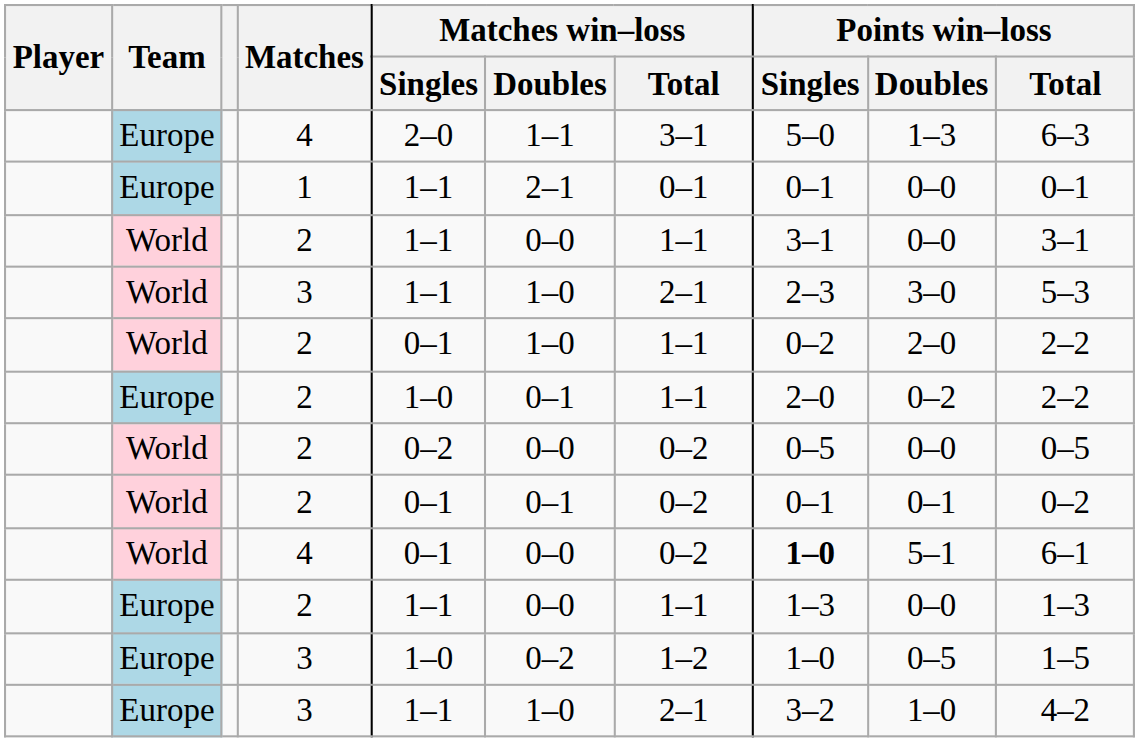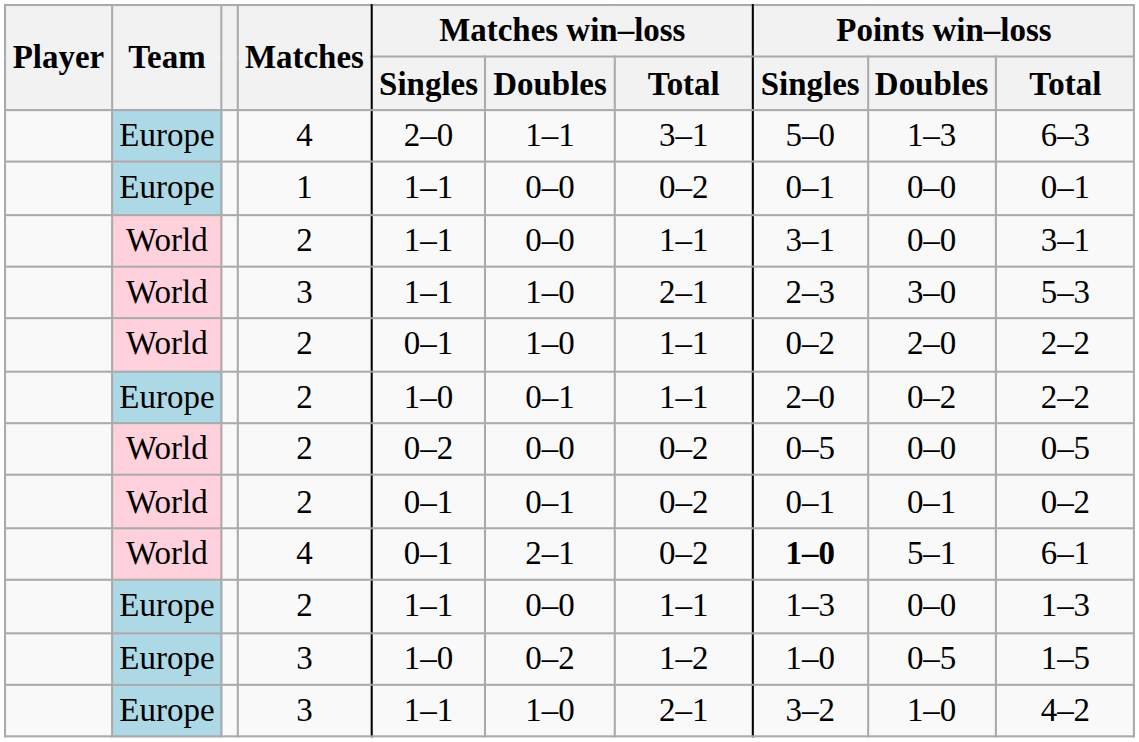(550, 187) 2–1 -> (550, 187) 0–0
(684, 187) 0–1 -> (684, 187) 0–2
(550, 553) 0–0 -> (550, 553) 2–1
